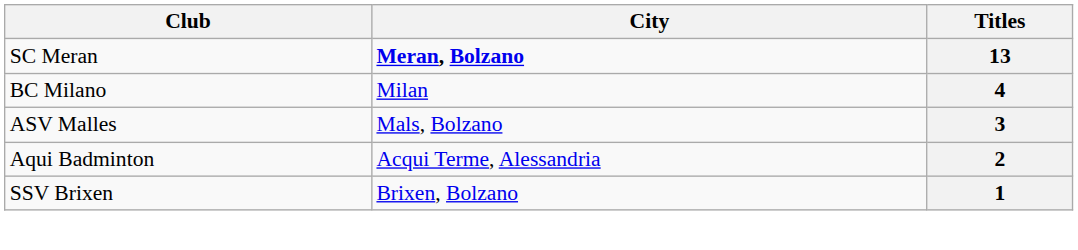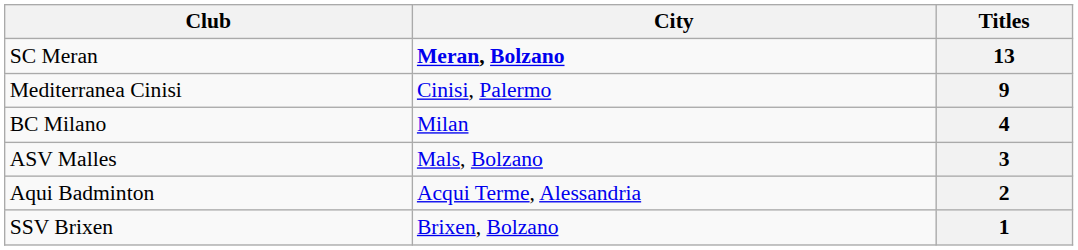+ row: (96, 90)
